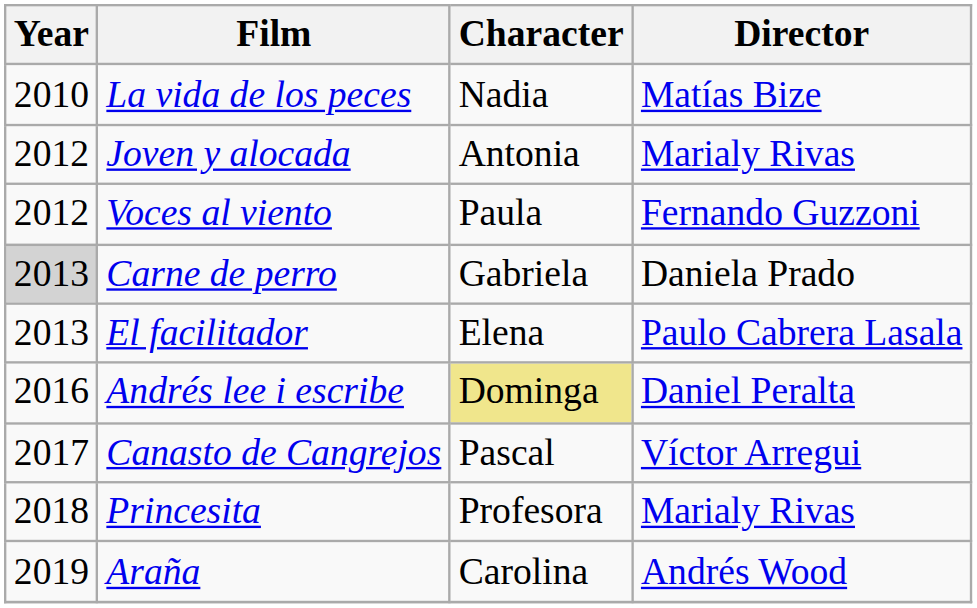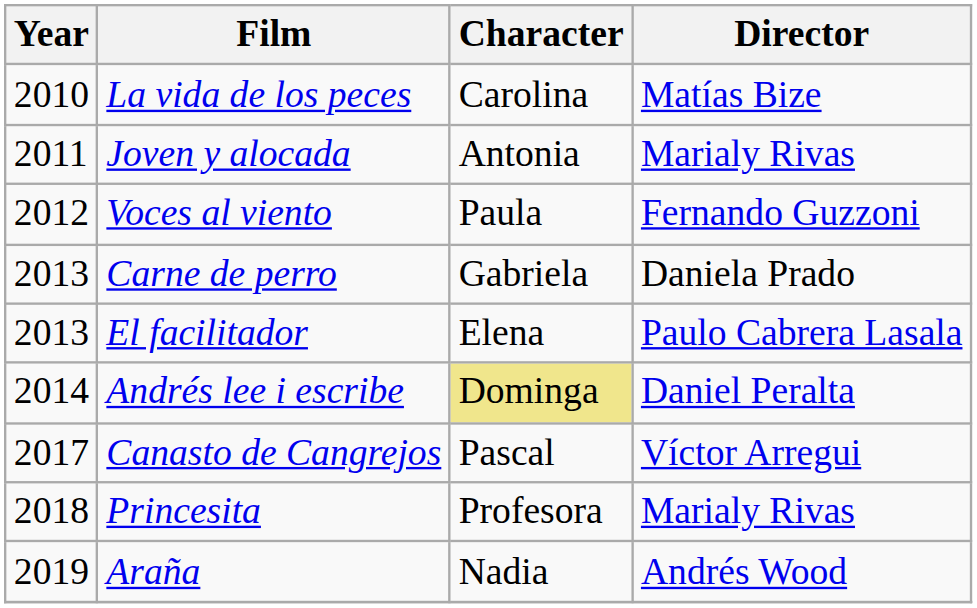(504, 93) Nadia -> (523, 93) Carolina
(51, 153) 2012 -> (51, 153) 2011
(51, 272) lightgrey background -> (51, 272) no background
(51, 392) 2016 -> (51, 392) 2014
(523, 570) Carolina -> (504, 570) Nadia
